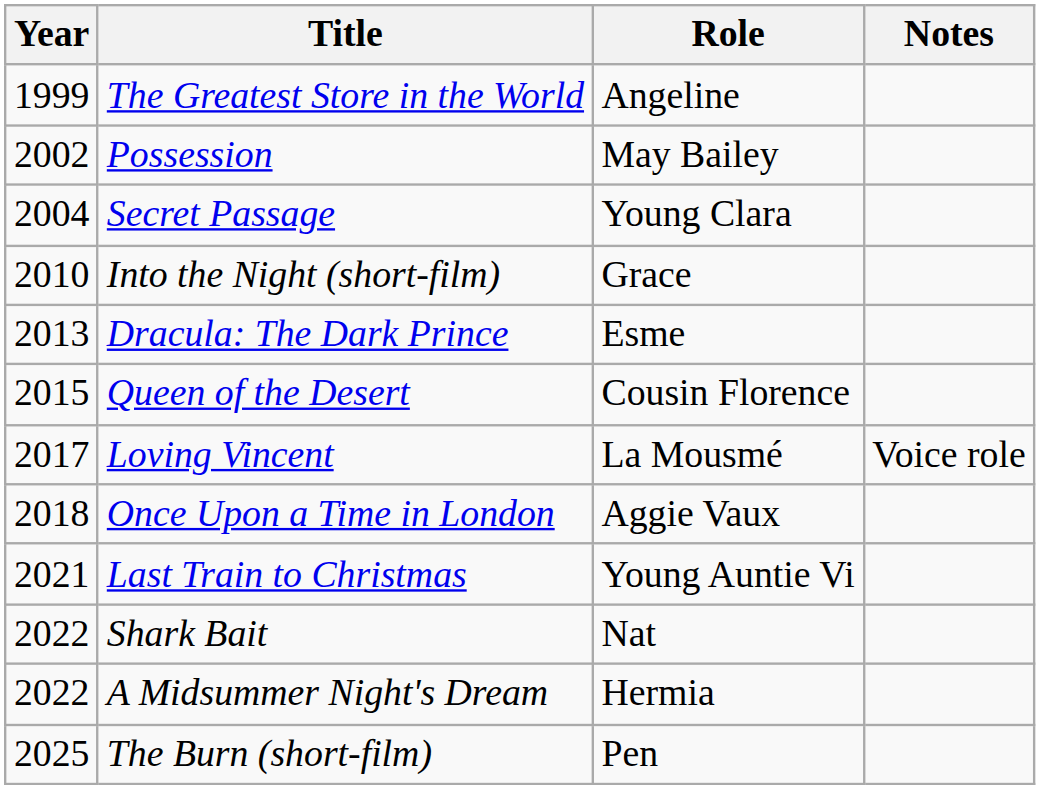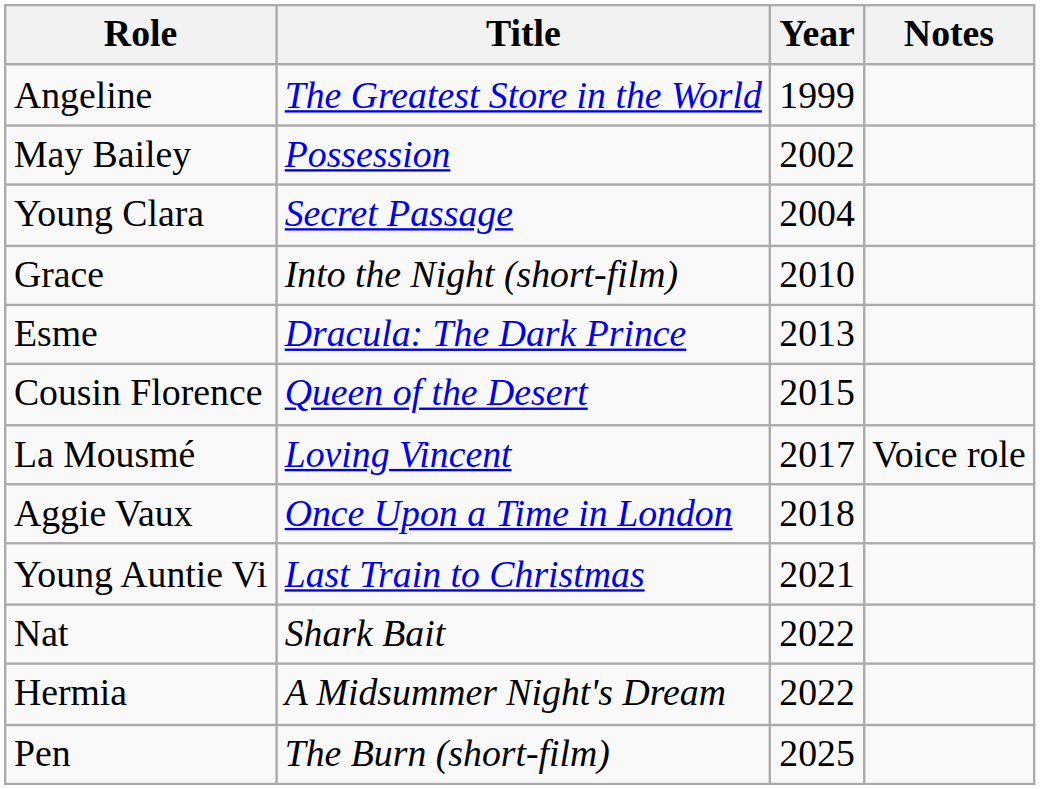columns swapped: (52, 34) <-> (728, 34)
